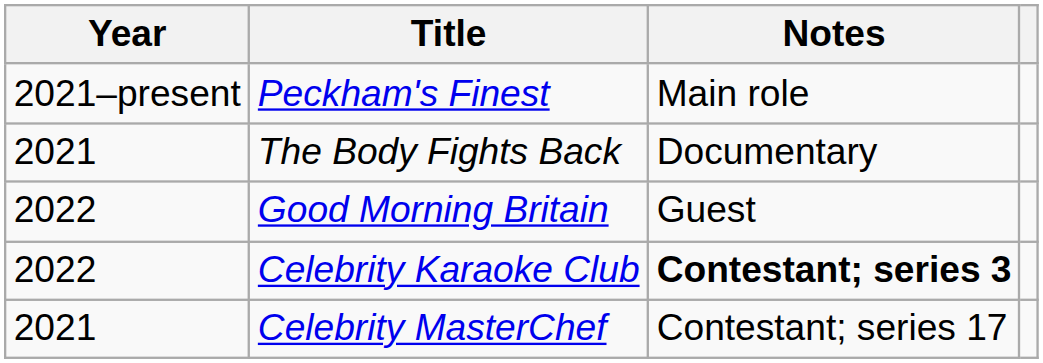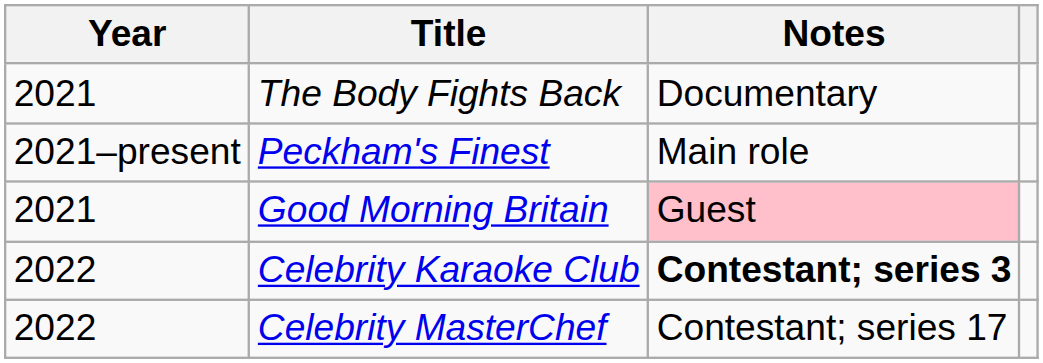rows swapped: (439, 151) <-> (404, 92)
(55, 210) 2022 -> (55, 210) 2021
(706, 210) no background -> (706, 210) pink background
(55, 328) 2021 -> (55, 328) 2022
